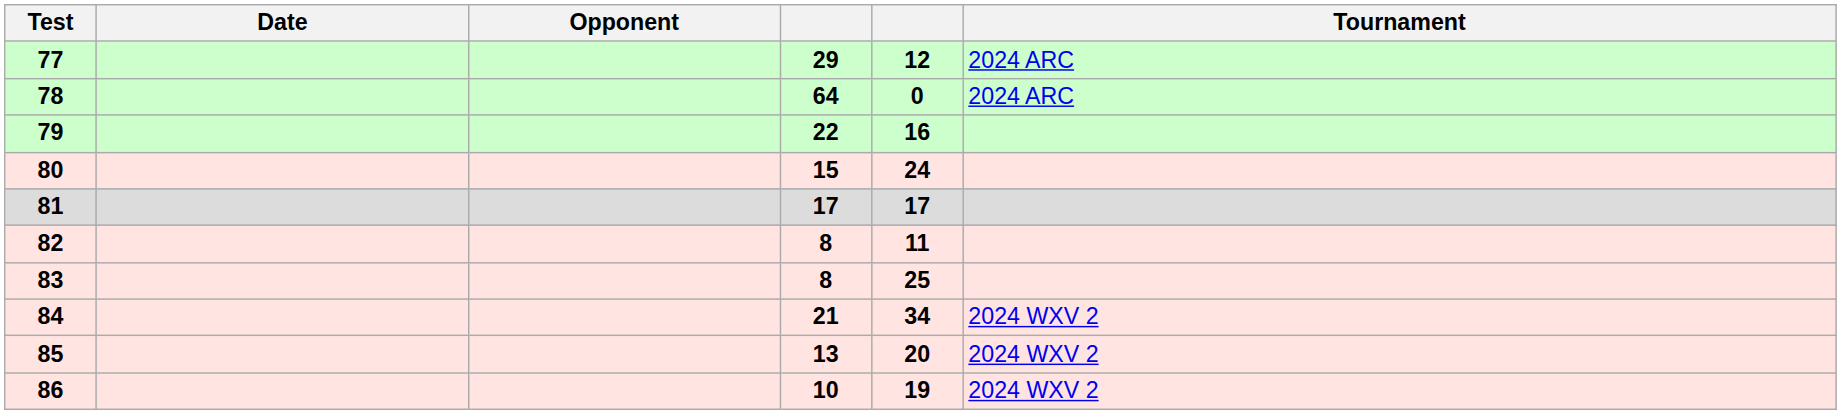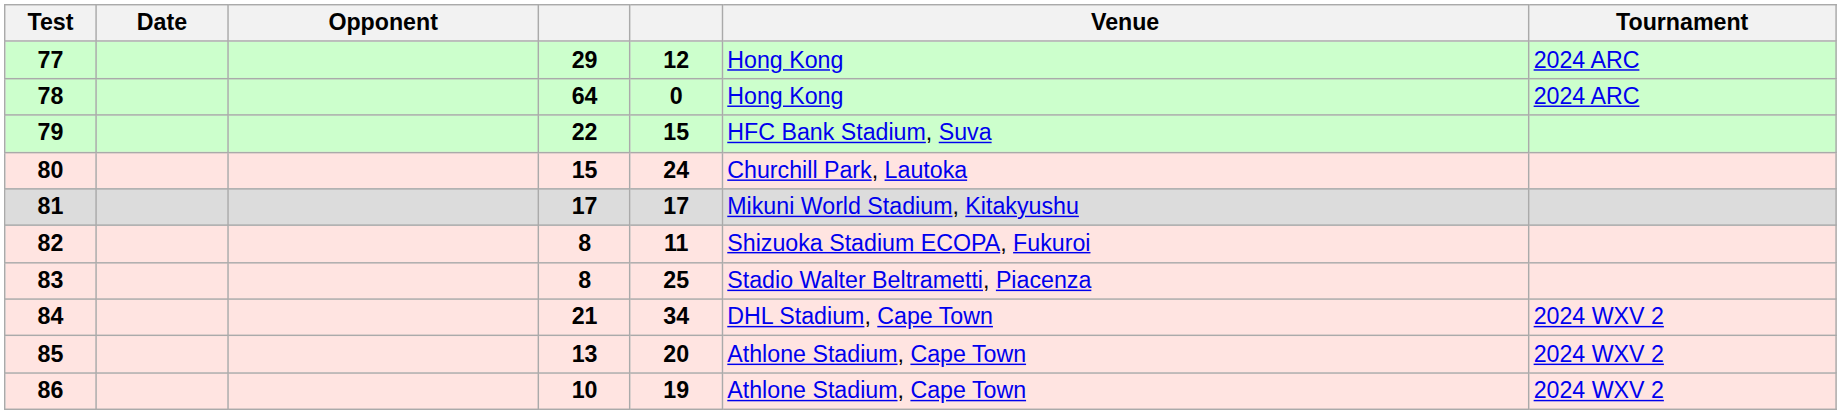+ column: (1125, 22)
(917, 133) 16 -> (676, 133) 15
